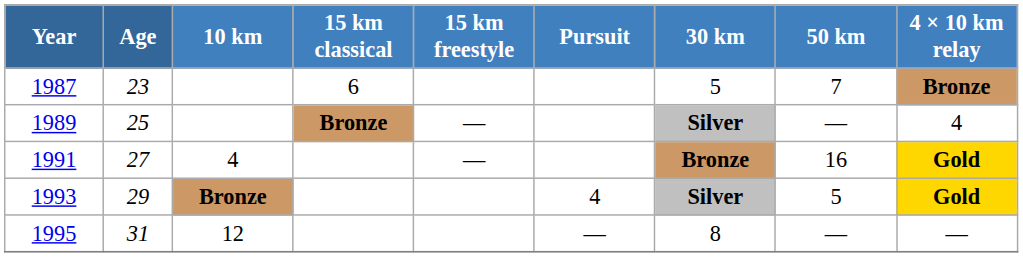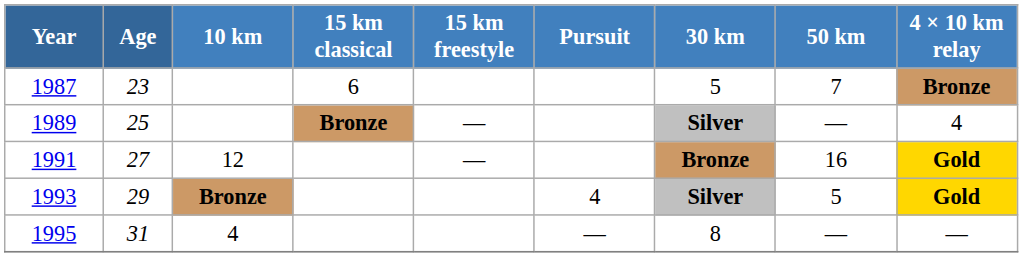(233, 160) 4 -> (233, 160) 12
(233, 233) 12 -> (233, 233) 4
